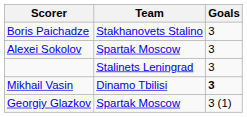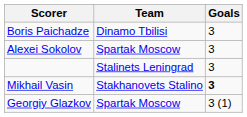(150, 31) Stakhanovets Stalino -> (132, 31) Dinamo Tbilisi
(132, 85) Dinamo Tbilisi -> (150, 85) Stakhanovets Stalino
